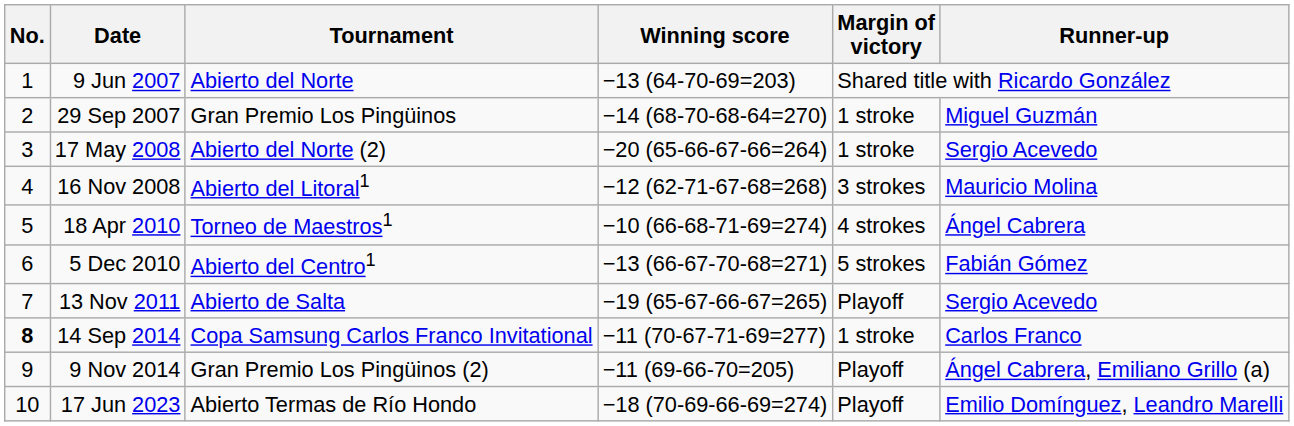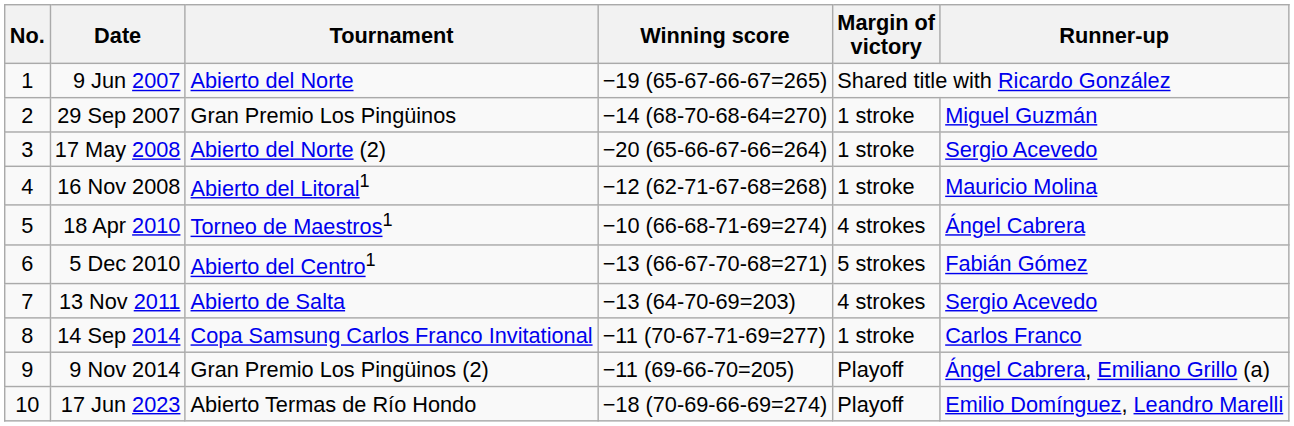(699, 81) −13 (64-70-69=203) -> (715, 81) −19 (65-67-66-67=265)
(881, 186) 3 strokes -> (876, 186) 1 stroke
(715, 300) −19 (65-67-66-67=265) -> (699, 300) −13 (64-70-69=203)
(870, 300) Playoff -> (881, 300) 4 strokes
(27, 335) bold -> (27, 335) normal
